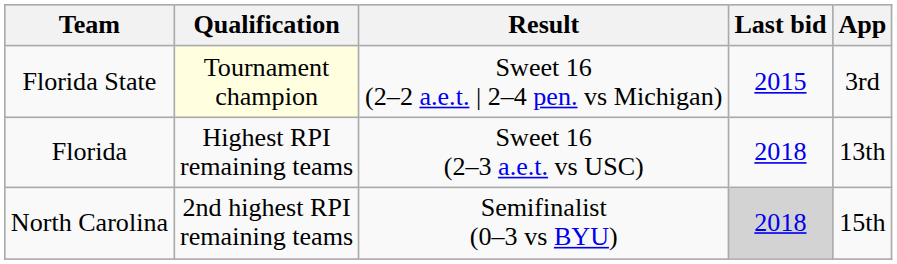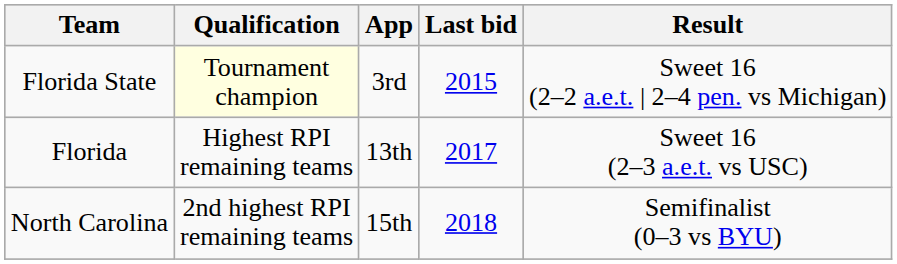columns swapped: (862, 25) <-> (544, 25)
(780, 151) 2018 -> (471, 151) 2017
(780, 222) lightgrey background -> (471, 222) no background
